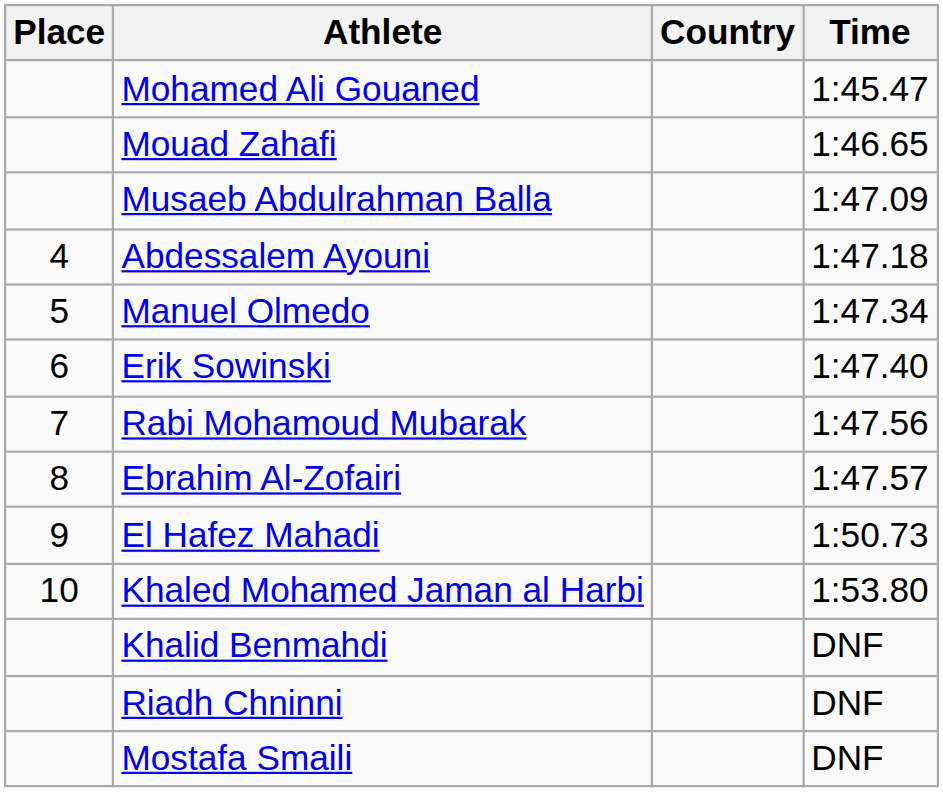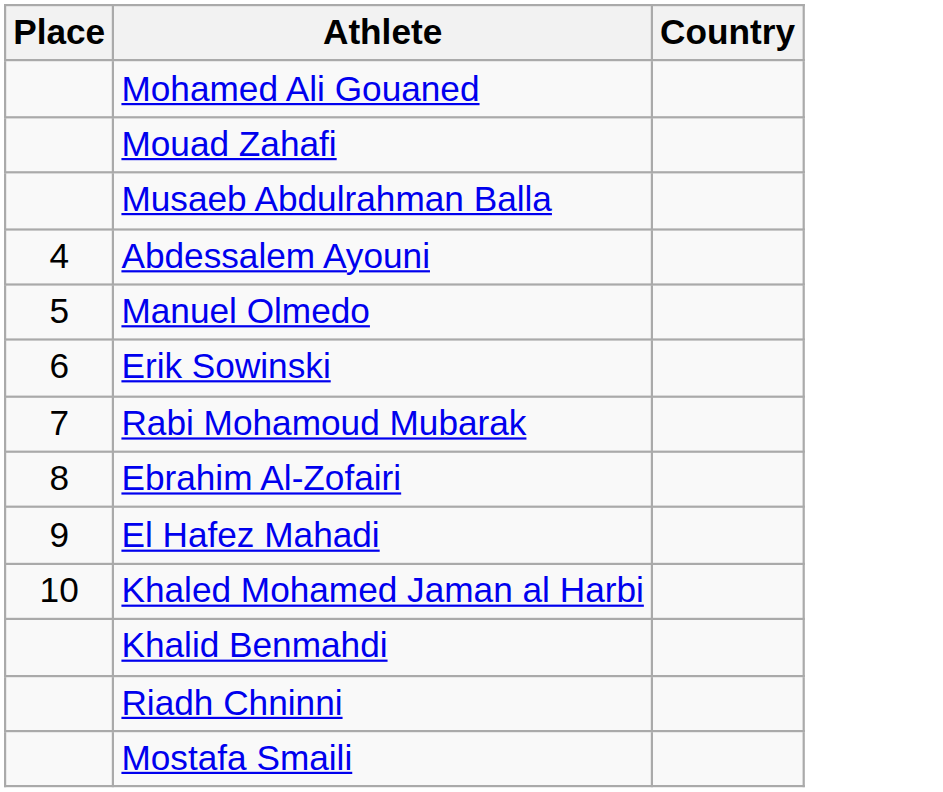- column: (870, 32)
